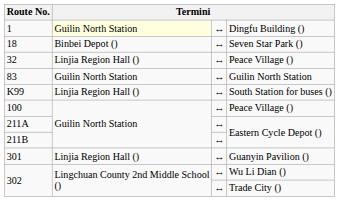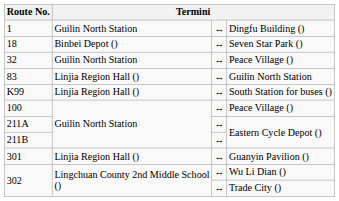(96, 28) lightyellow background -> (96, 28) no background
(97, 60) Linjia Region Hall () -> (96, 60) Guilin North Station
(96, 76) Guilin North Station -> (97, 76) Linjia Region Hall ()
